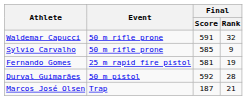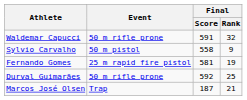(126, 49) 50 m rifle prone -> (114, 49) 50 m pistol
(206, 49) 585 -> (206, 49) 558
(114, 75) 50 m pistol -> (126, 75) 50 m rifle prone
(231, 75) 28 -> (231, 75) 25
